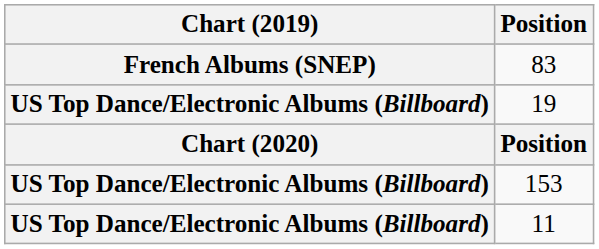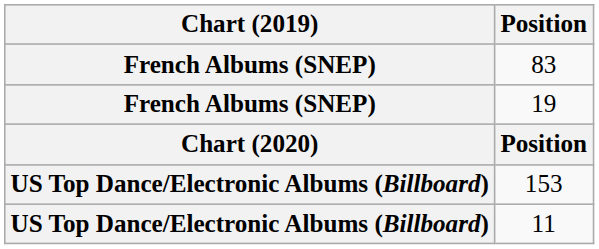(250, 104) US Top Dance/Electronic Albums (Billboard) -> (250, 104) French Albums (SNEP)
